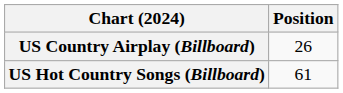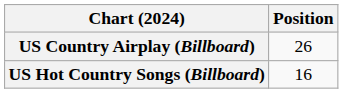(303, 74) 61 -> (303, 74) 16
